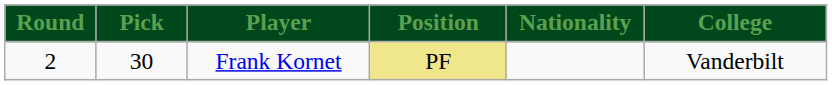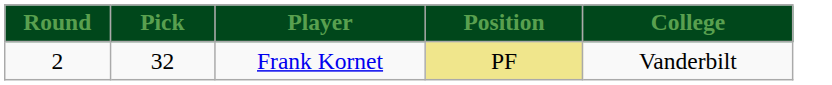- column: (575, 23)
(142, 60) 30 -> (162, 60) 32
